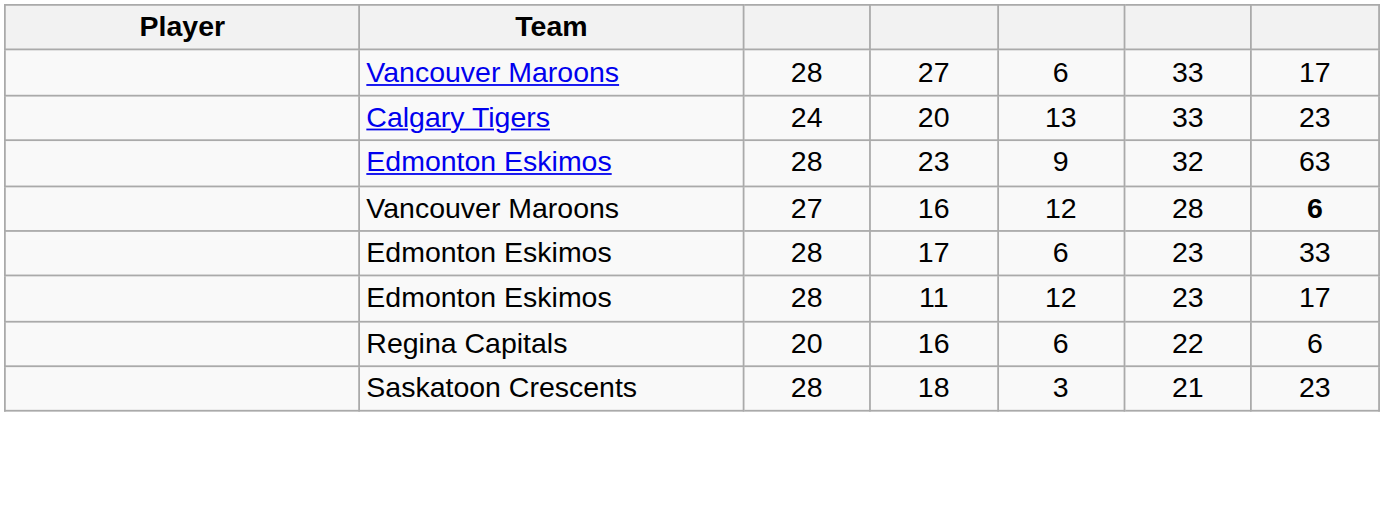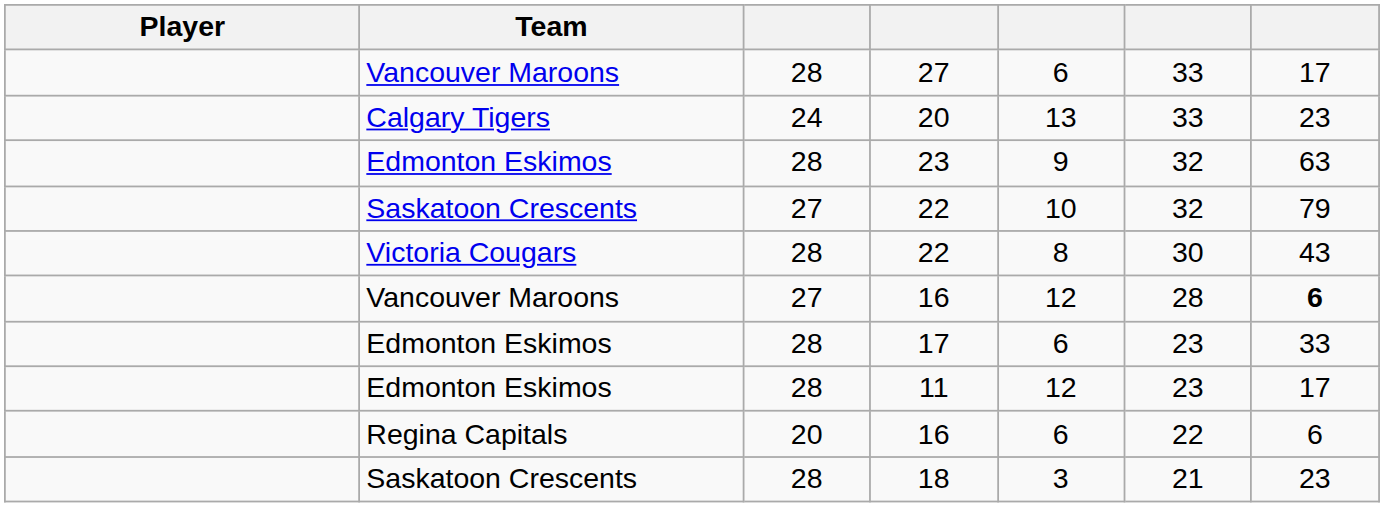+ row: (502, 207)
+ row: (471, 252)
